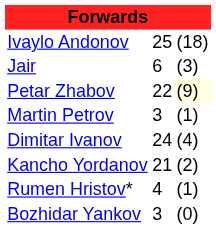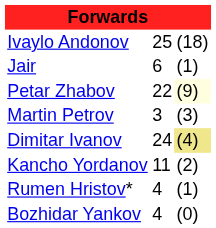(188, 66) (3) -> (188, 66) (1)
(188, 115) (1) -> (188, 115) (3)
(188, 140) no background -> (188, 140) khaki background
(162, 165) 21 -> (161, 165) 11
(157, 214) 3 -> (157, 214) 4
